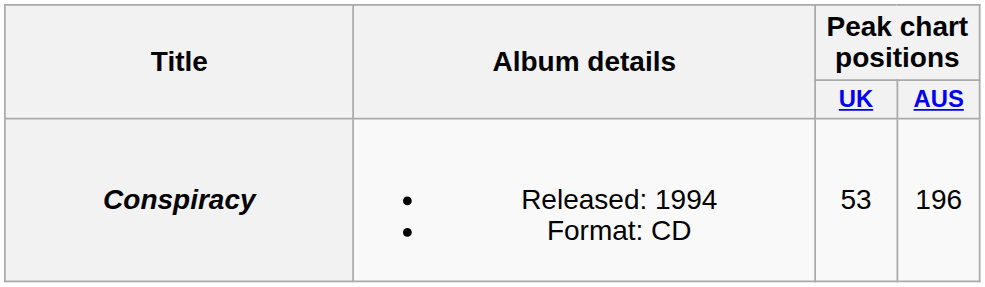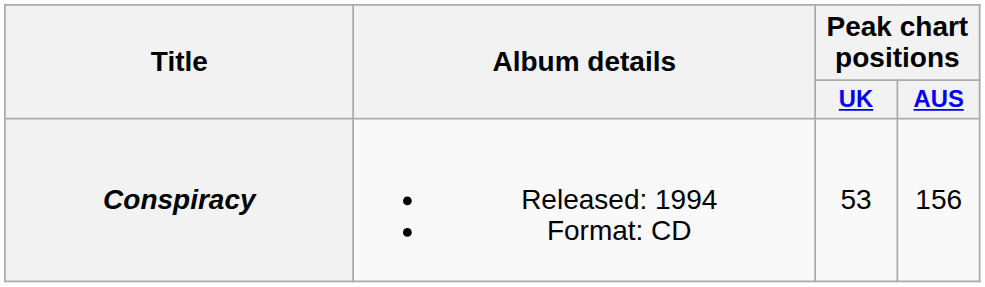(939, 199) 196 -> (939, 199) 156
